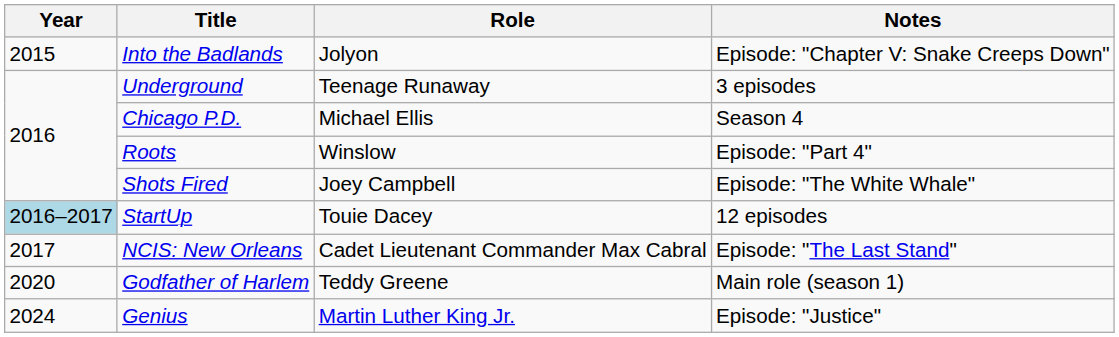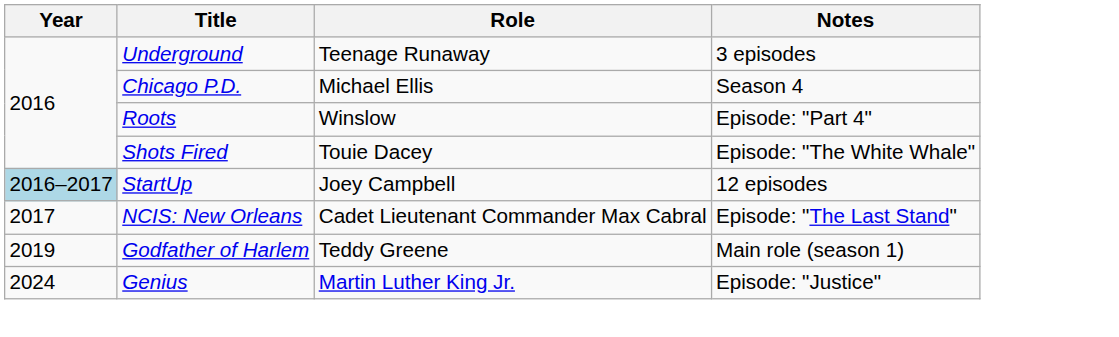- row: (203, 53)
(387, 184) Joey Campbell -> (376, 151) Touie Dacey
(376, 217) Touie Dacey -> (387, 184) Joey Campbell
(32, 282) 2020 -> (32, 250) 2019
